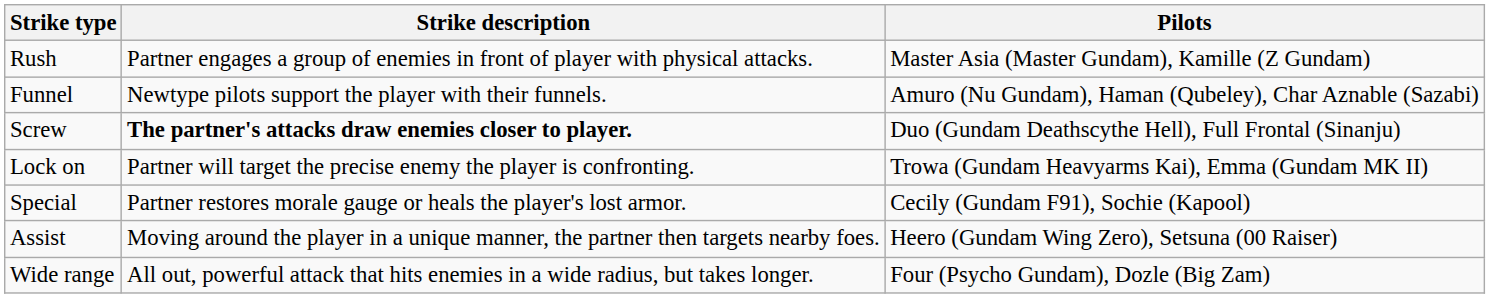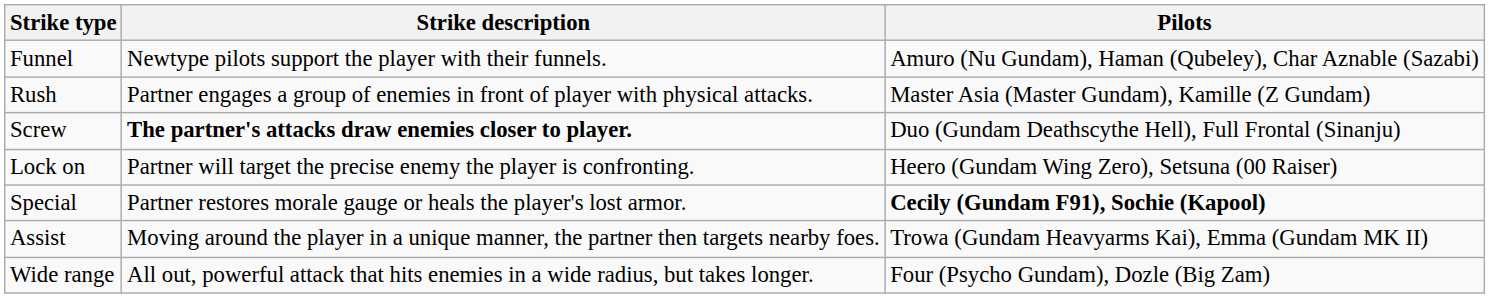rows swapped: (42, 94) <-> (33, 58)
(1159, 166) Trowa (Gundam Heavyarms Kai), Emma (Gundam MK II) -> (1114, 166) Heero (Gundam Wing Zero), Setsuna (00 Raiser)
(1070, 202) normal -> (1078, 202) bold
(1114, 238) Heero (Gundam Wing Zero), Setsuna (00 Raiser) -> (1159, 238) Trowa (Gundam Heavyarms Kai), Emma (Gundam MK II)
